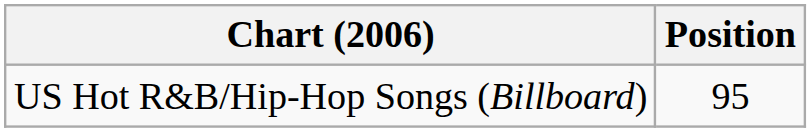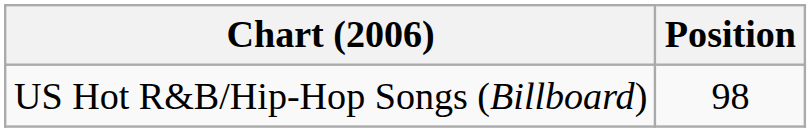(730, 95) 95 -> (730, 95) 98
